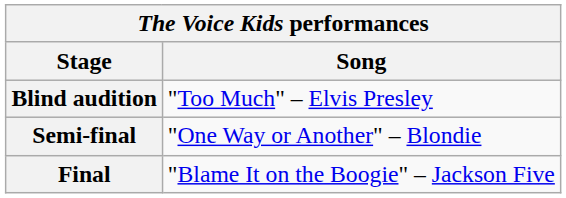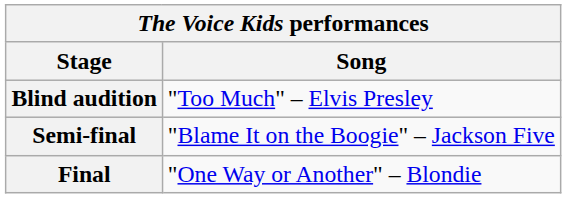(325, 135) "One Way or Another" – Blondie -> (361, 135) "Blame It on the Boogie" – Jackson Five
(361, 173) "Blame It on the Boogie" – Jackson Five -> (325, 173) "One Way or Another" – Blondie
